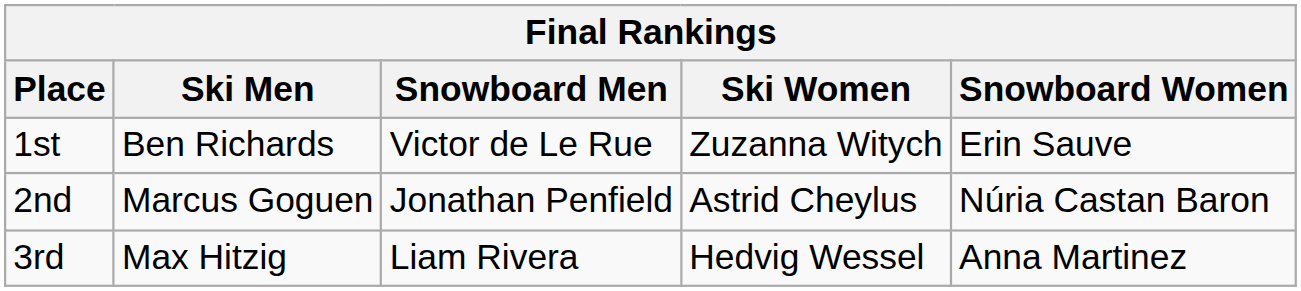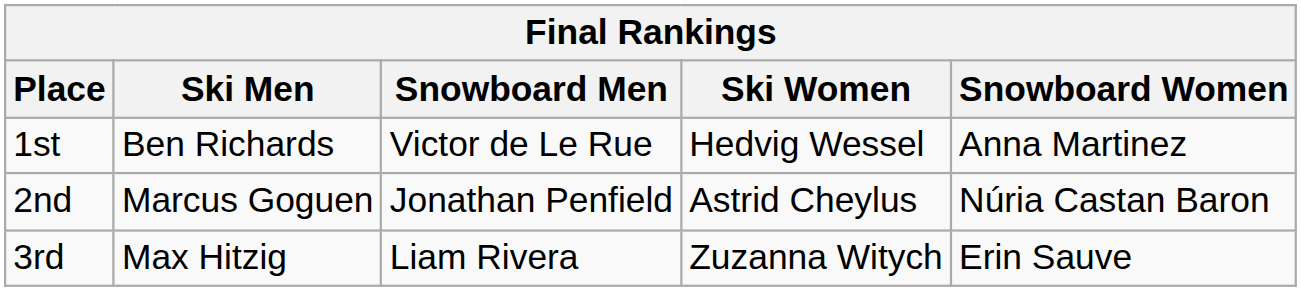(816, 144) Zuzanna Witych -> (807, 144) Hedvig Wessel
(1046, 144) Erin Sauve -> (1073, 144) Anna Martinez
(807, 256) Hedvig Wessel -> (816, 256) Zuzanna Witych
(1073, 256) Anna Martinez -> (1046, 256) Erin Sauve
